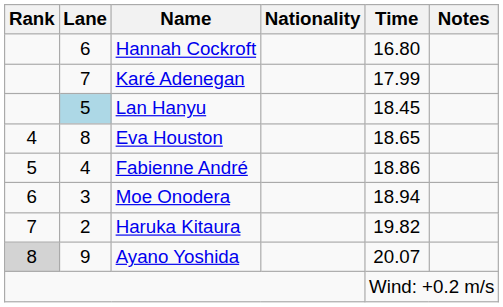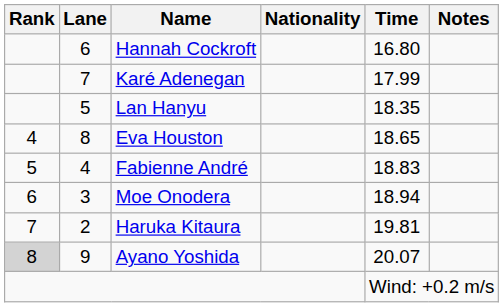(85, 108) lightblue background -> (85, 108) no background
(397, 108) 18.45 -> (397, 108) 18.35
(397, 167) 18.86 -> (397, 167) 18.83
(397, 227) 19.82 -> (397, 227) 19.81
